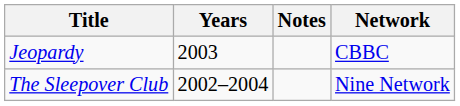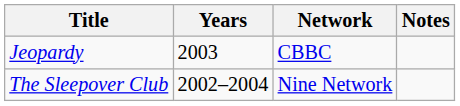columns swapped: (392, 20) <-> (302, 20)
